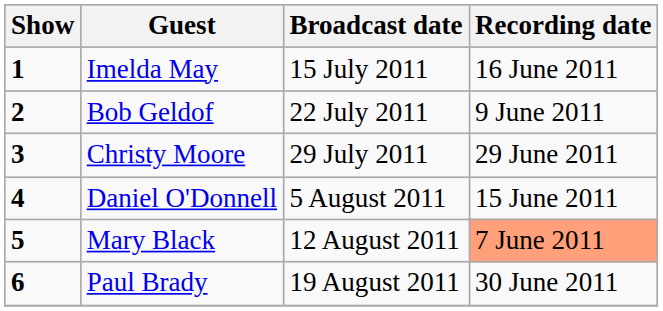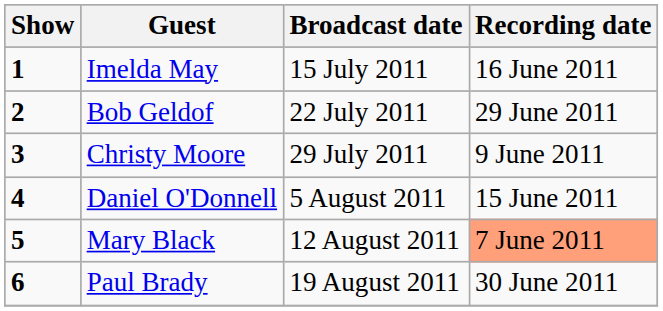(540, 111) 9 June 2011 -> (547, 111) 29 June 2011
(547, 154) 29 June 2011 -> (540, 154) 9 June 2011
